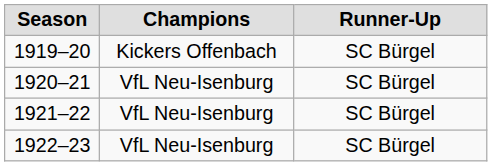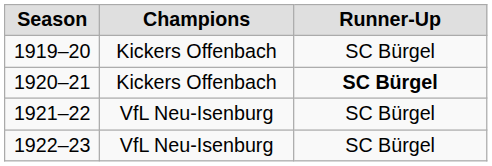(197, 82) VfL Neu-Isenburg -> (197, 82) Kickers Offenbach
(390, 82) normal -> (390, 82) bold
